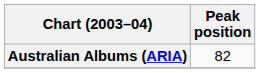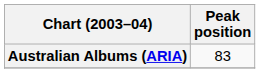(223, 56) 82 -> (223, 56) 83
